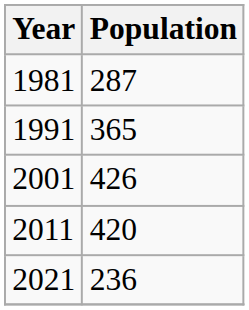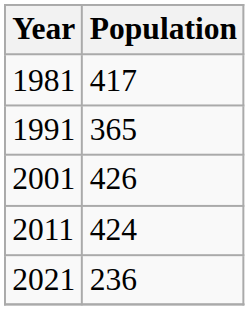(113, 79) 287 -> (113, 79) 417
(113, 229) 420 -> (113, 229) 424
